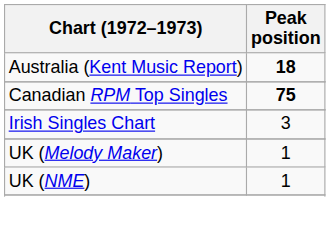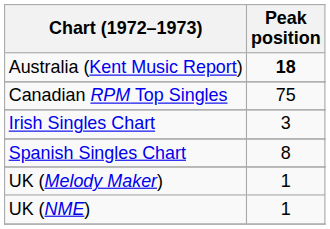(286, 95) bold -> (286, 95) normal
+ row: (97, 152)
